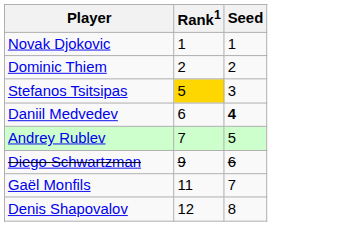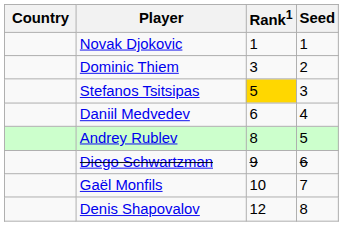+ column: (40, 18)
(182, 67) 2 -> (254, 67) 3
(232, 114) bold -> (304, 114) normal
(182, 138) 7 -> (254, 138) 8
(185, 185) 11 -> (258, 185) 10
